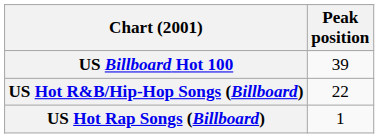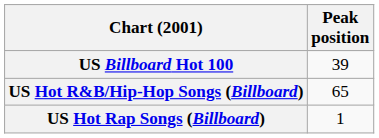(340, 91) 22 -> (340, 91) 65
